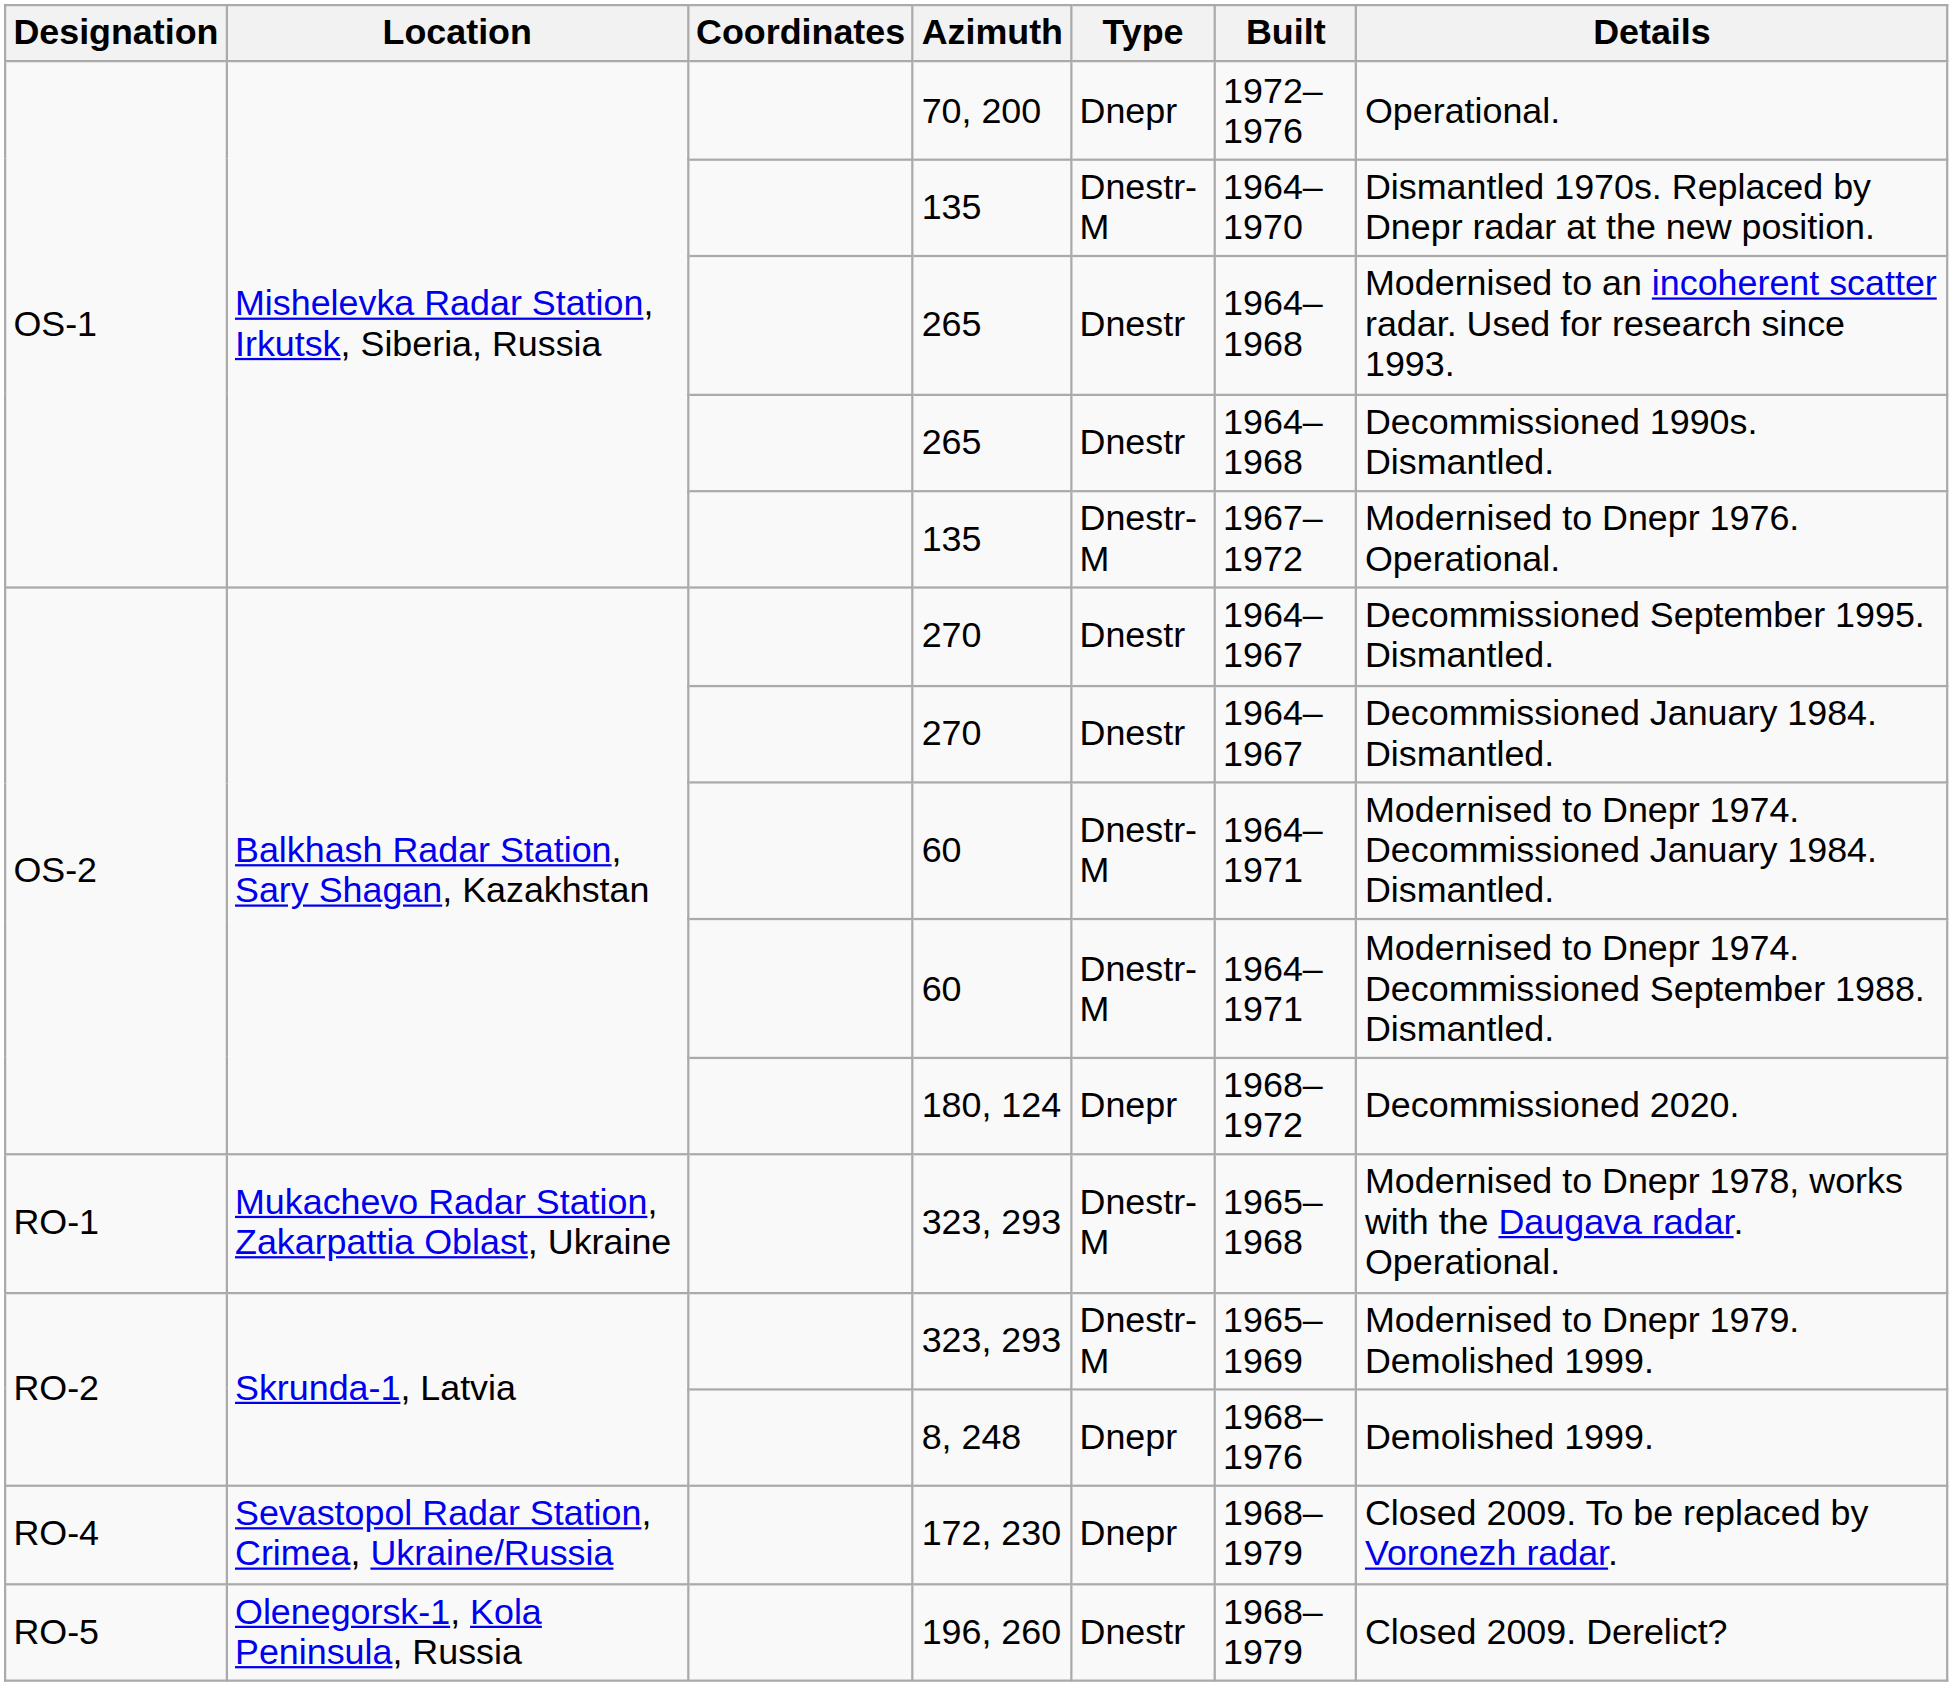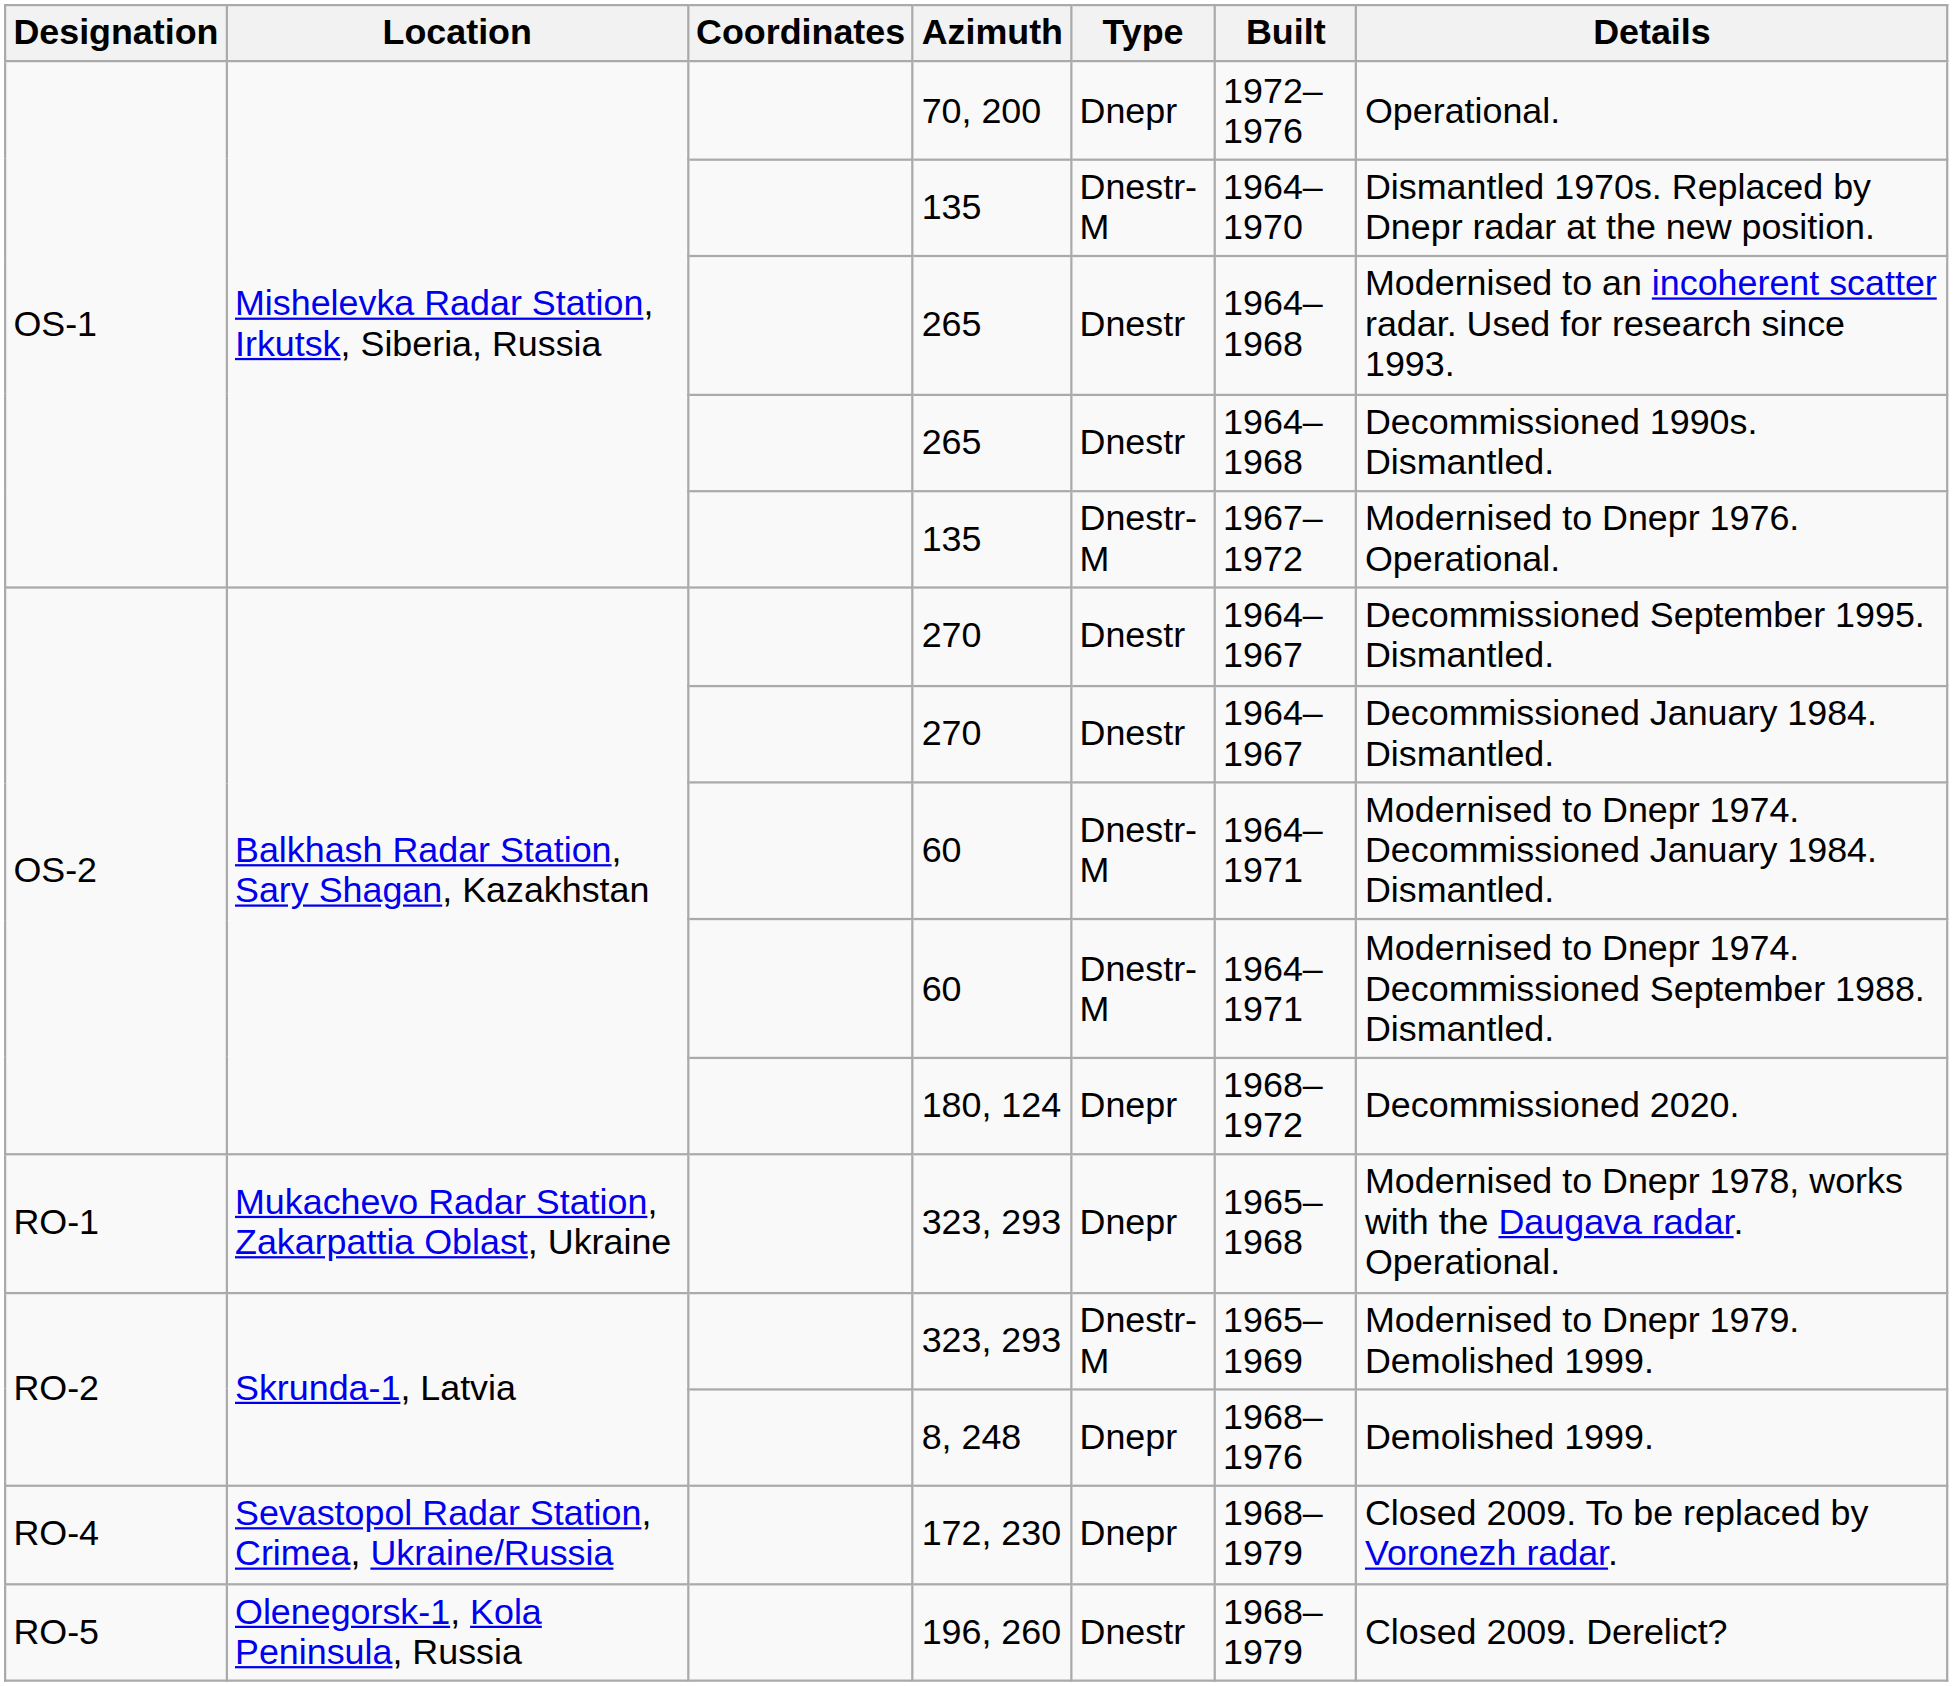(1138, 1222) Dnestr-M -> (1128, 1222) Dnepr
